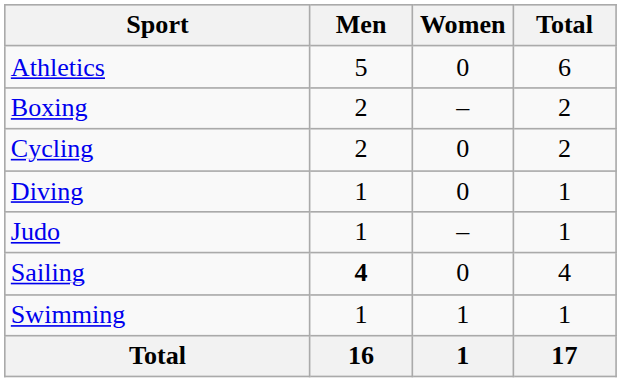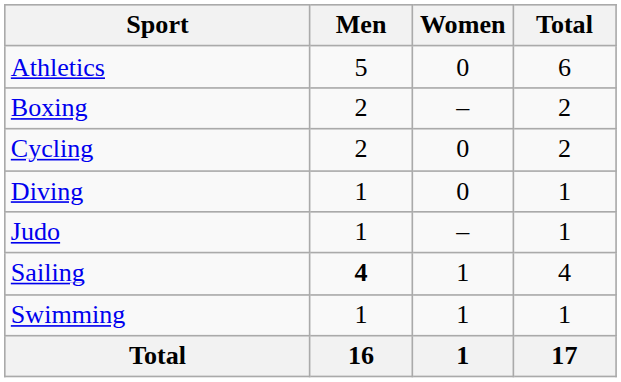(463, 273) 0 -> (463, 273) 1
